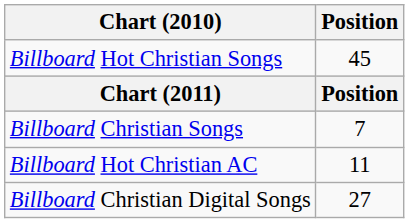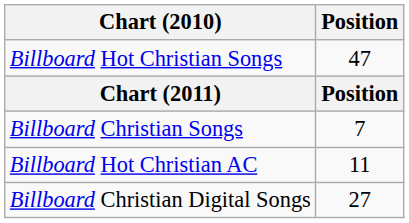(360, 57) 45 -> (360, 57) 47
